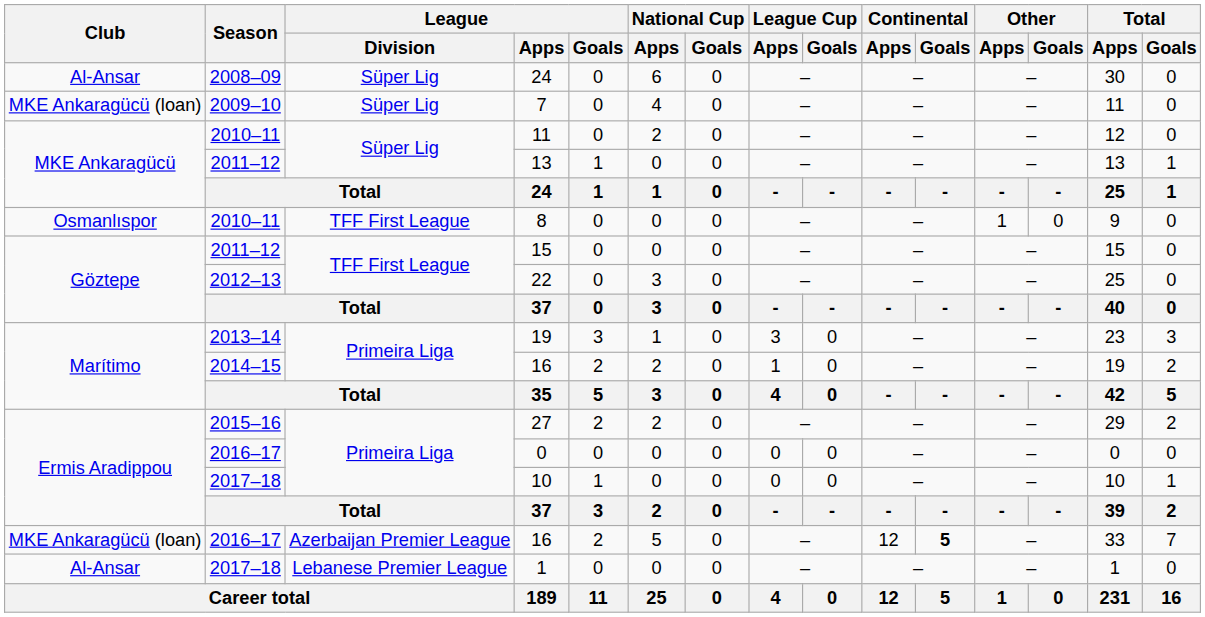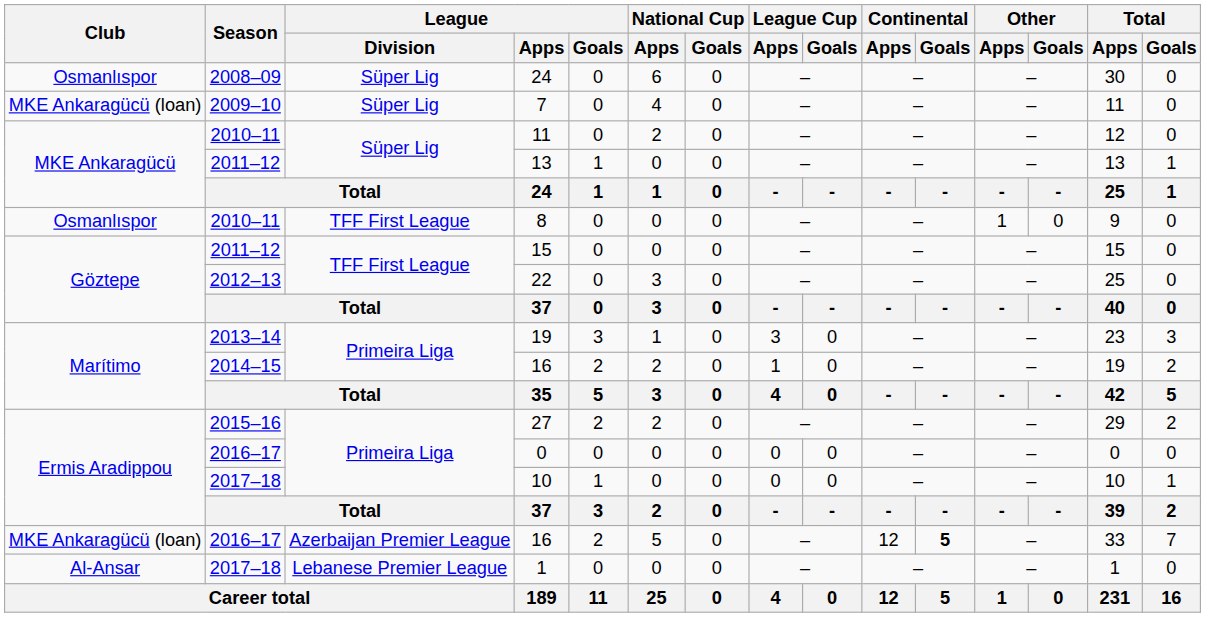(105, 76) Al-Ansar -> (105, 76) Osmanlıspor
